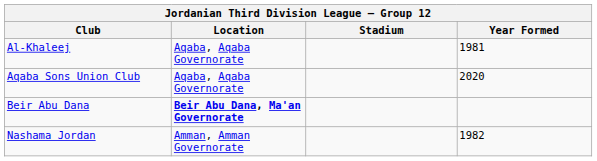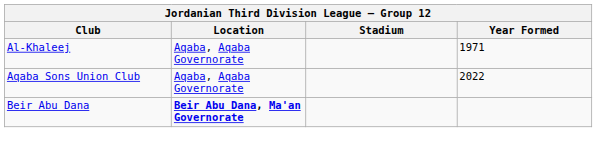(472, 47) 1981 -> (472, 47) 1971
(472, 77) 2020 -> (472, 77) 2022
- row: (51, 135)
